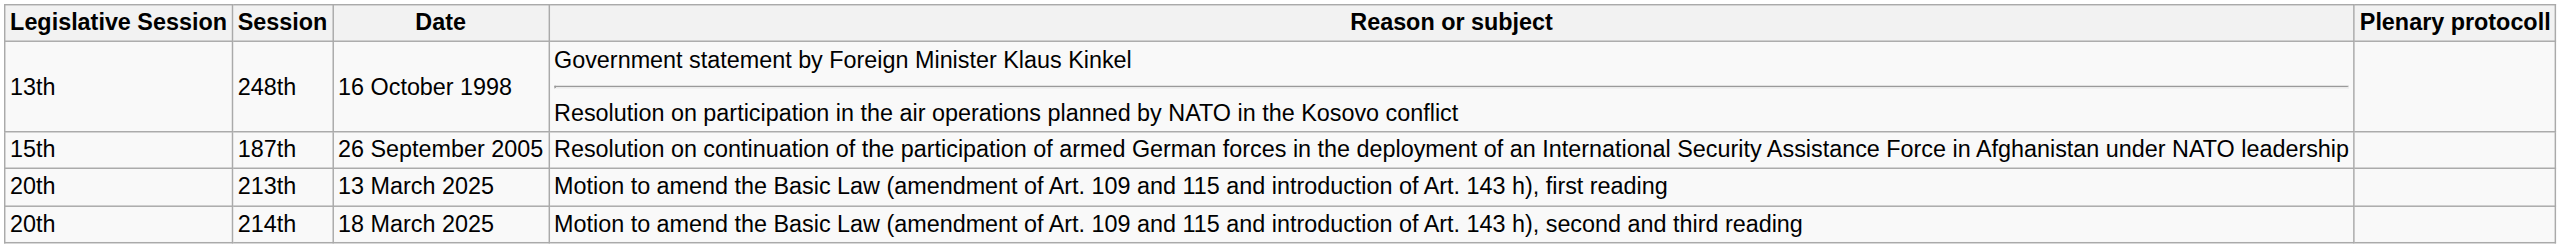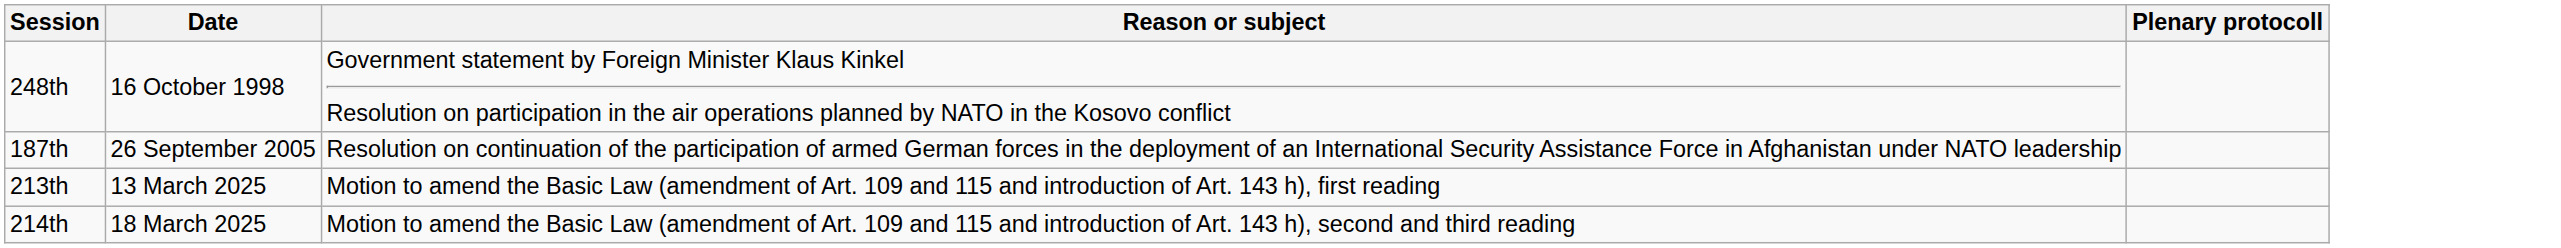- column: (119, 23)
